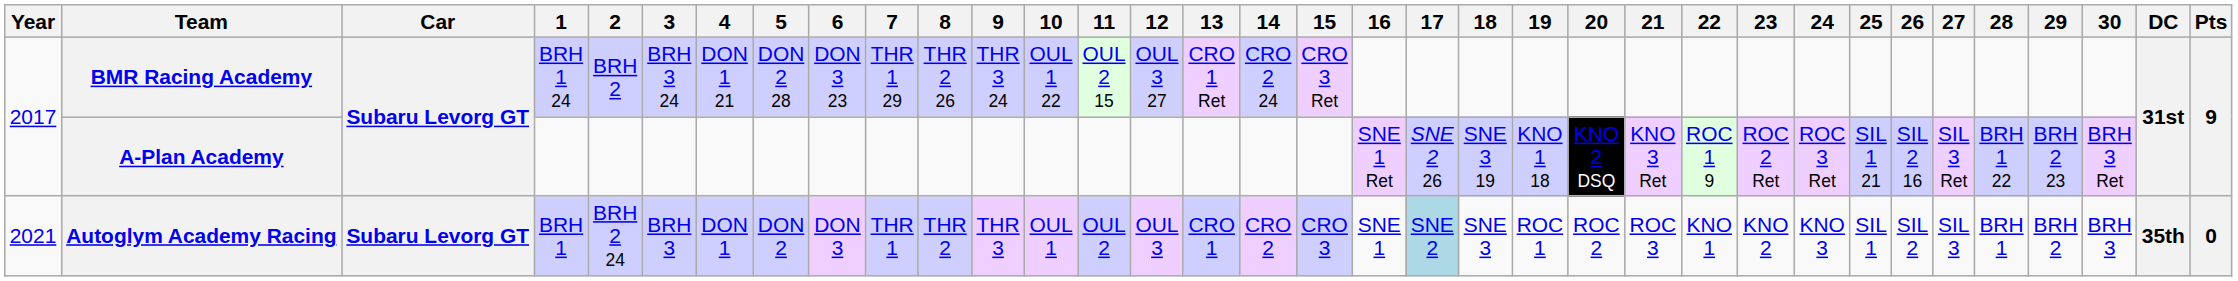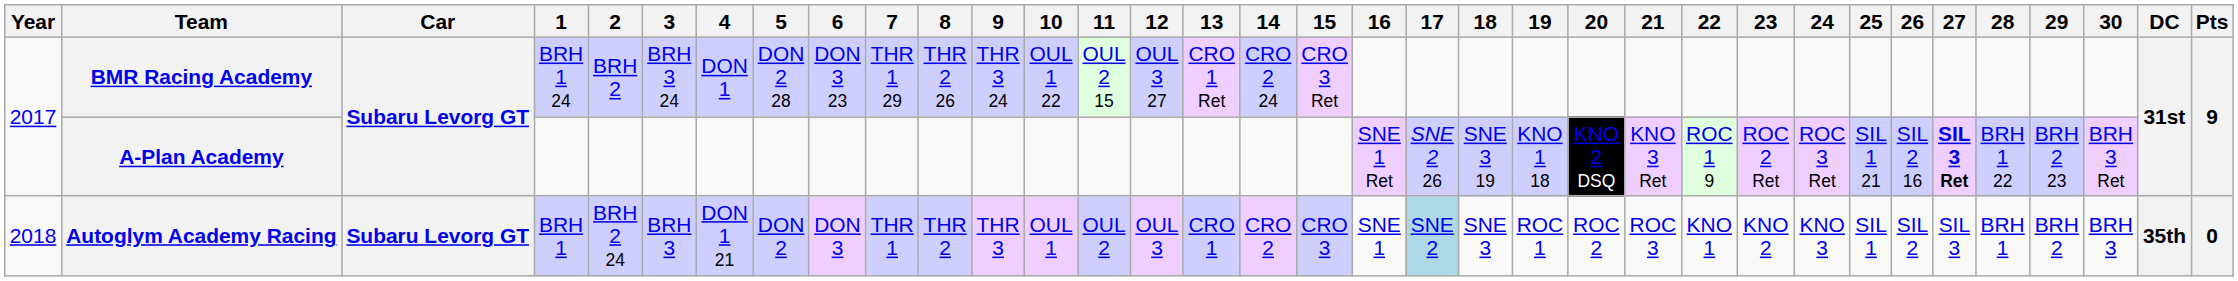(725, 76) DON 1 21 -> (725, 77) DON 1
(1954, 155) normal -> (1954, 156) bold
(33, 235) 2021 -> (33, 235) 2018
(725, 235) DON 1 -> (725, 235) DON 1 21
